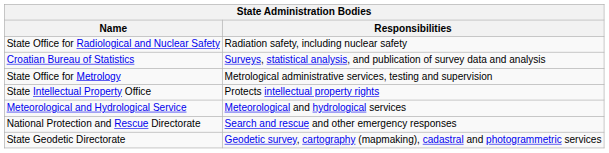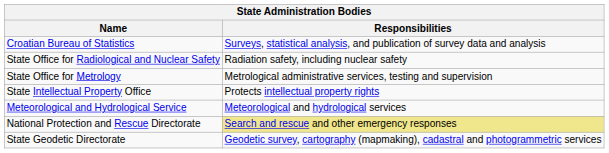rows swapped: (71, 60) <-> (113, 44)
(341, 124) no background -> (341, 124) khaki background
